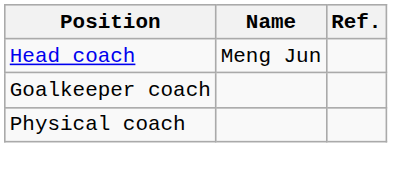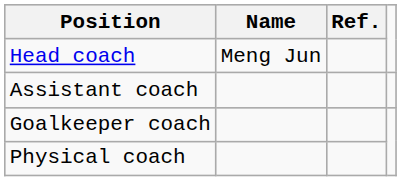+ row: (104, 90)
